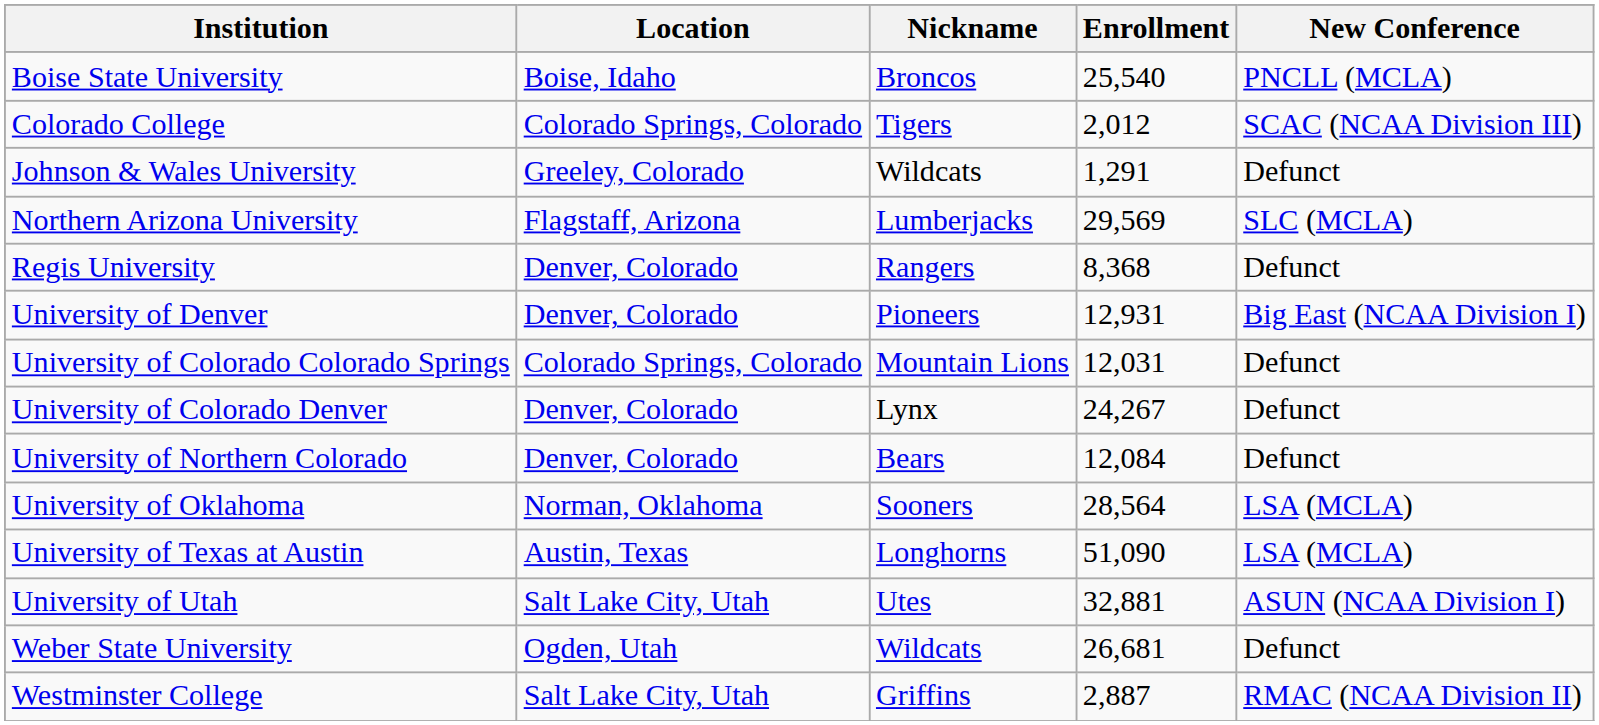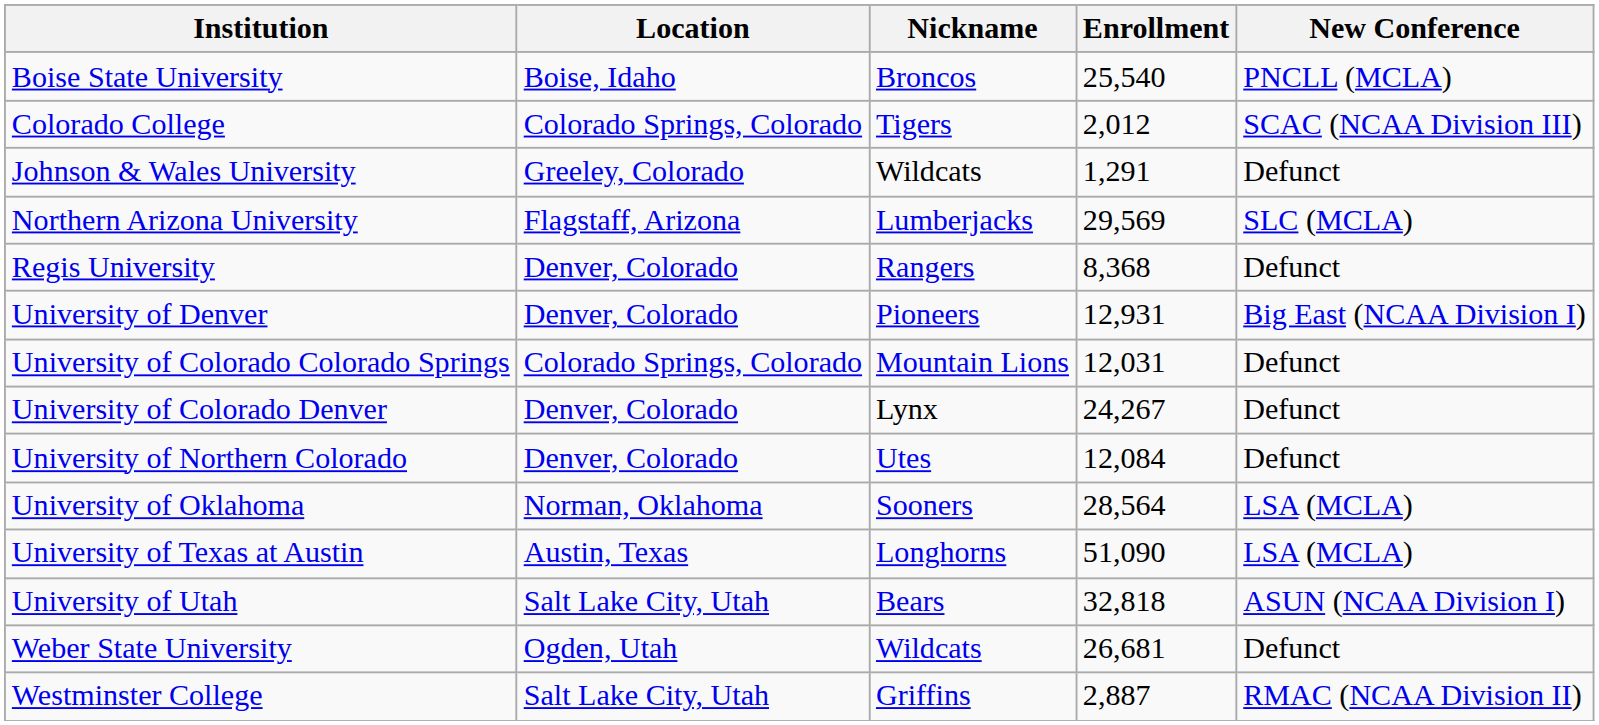(910, 457) Bears -> (904, 457) Utes
(904, 600) Utes -> (910, 600) Bears
(1124, 600) 32,881 -> (1124, 600) 32,818
